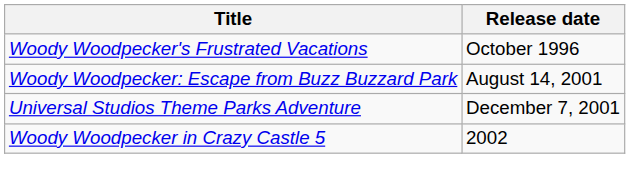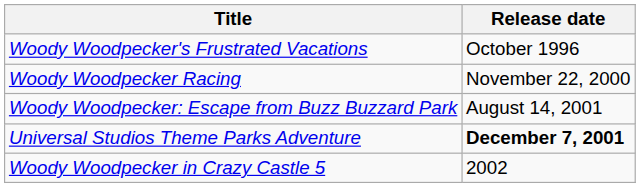+ row: (125, 78)
(543, 108) normal -> (545, 138) bold
